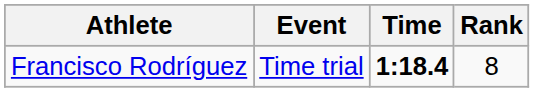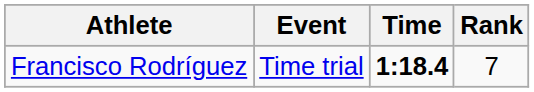(492, 66) 8 -> (492, 66) 7
